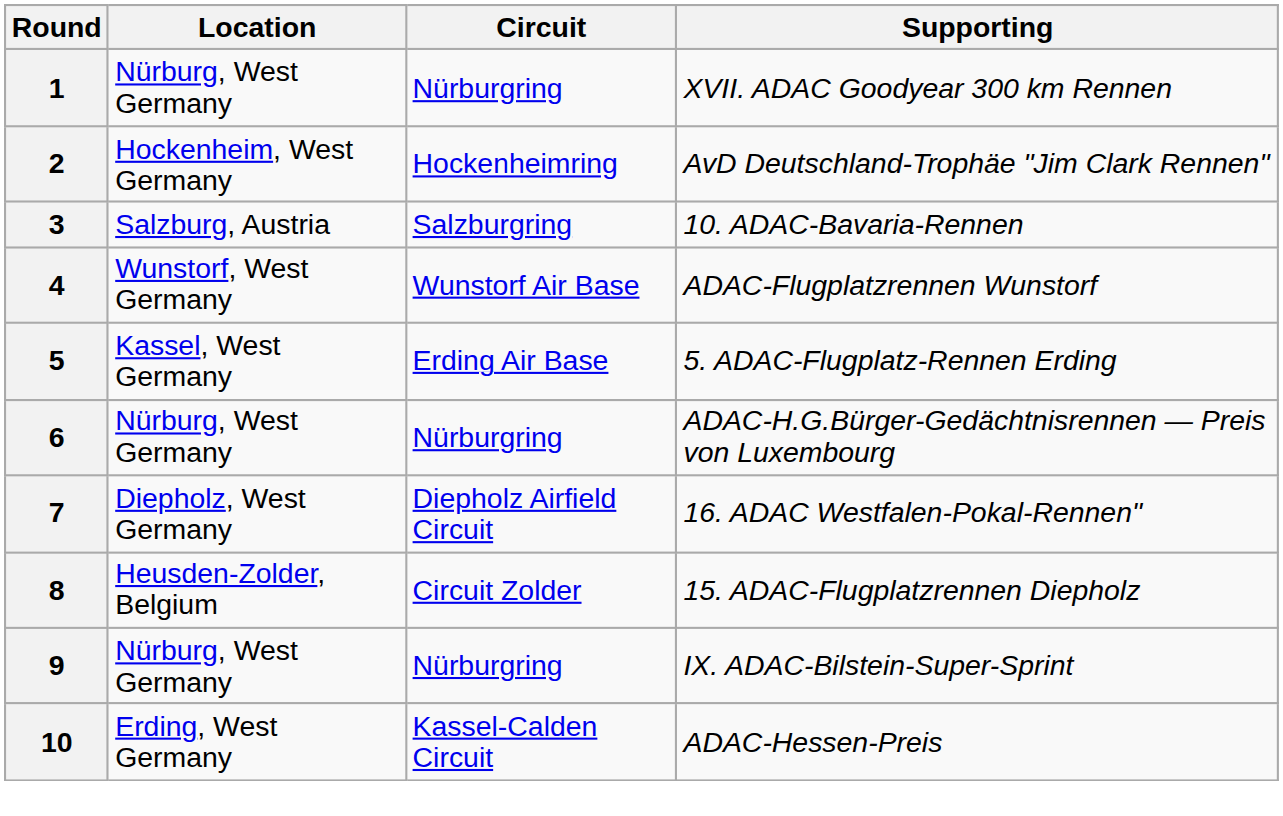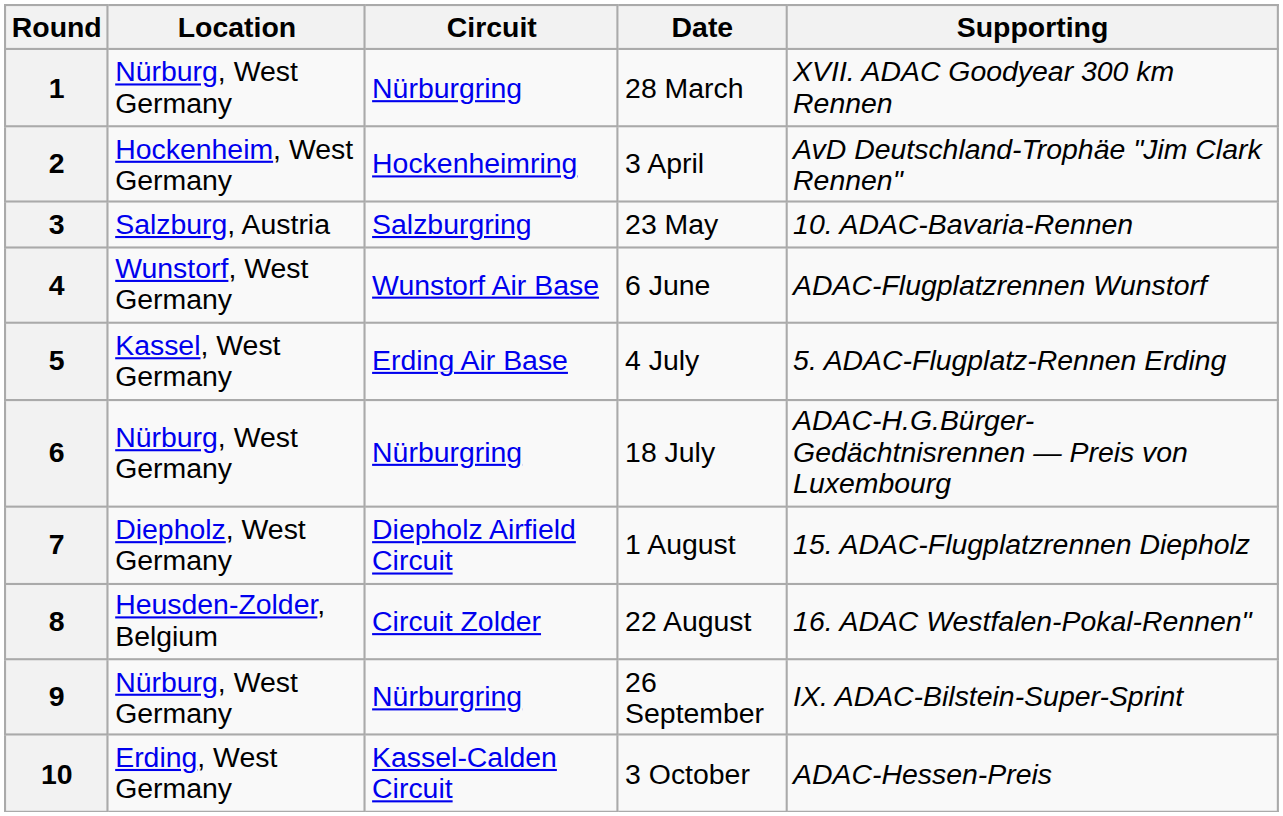+ column: (702, 27)
(913, 513) 16. ADAC Westfalen-Pokal-Rennen" -> (1022, 544) 15. ADAC-Flugplatzrennen Diepholz
(912, 589) 15. ADAC-Flugplatzrennen Diepholz -> (1022, 621) 16. ADAC Westfalen-Pokal-Rennen"
